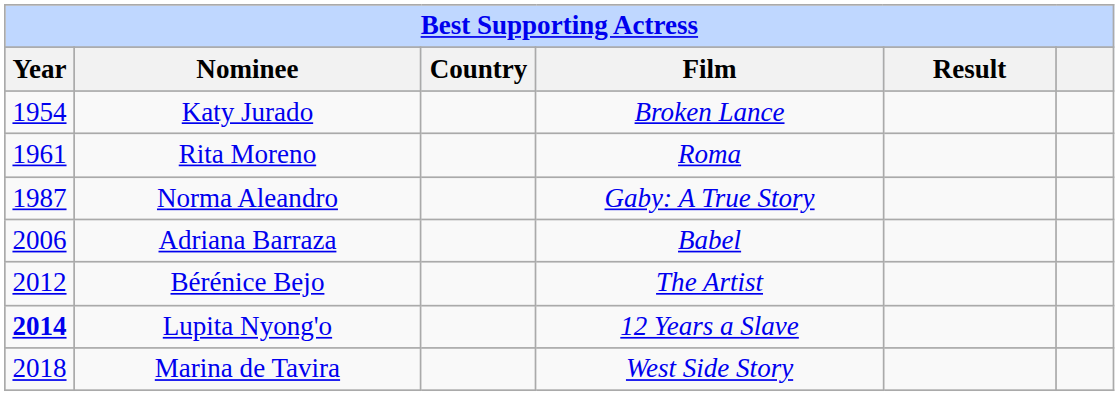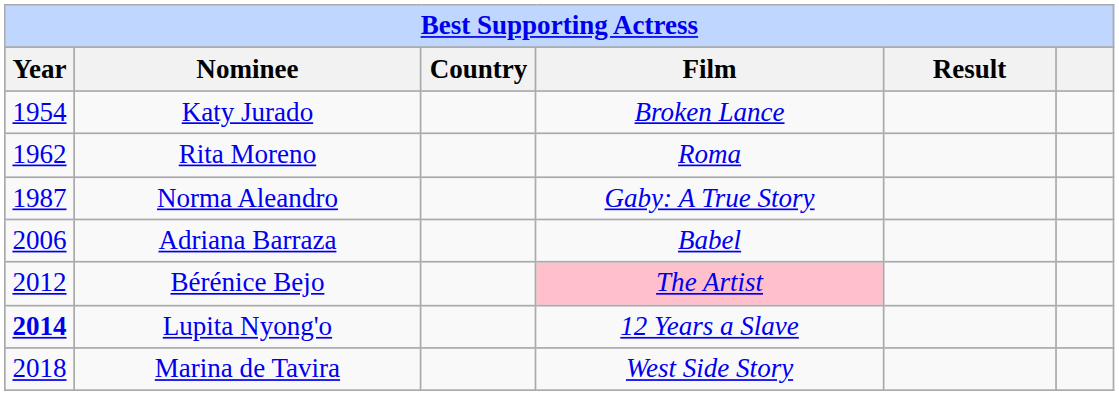(39, 154) 1961 -> (39, 154) 1962
(710, 283) no background -> (710, 283) pink background
